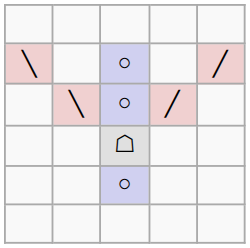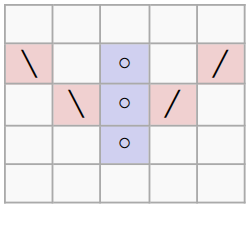- row: (29, 145)
